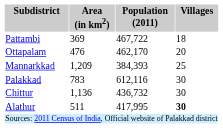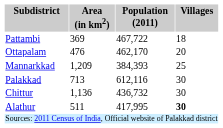(77, 79) 783 -> (77, 79) 713
